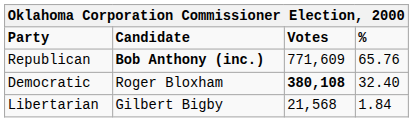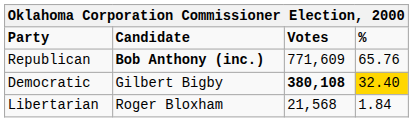(169, 83) Roger Bloxham -> (169, 83) Gilbert Bigby
(379, 83) no background -> (379, 83) gold background
(169, 106) Gilbert Bigby -> (169, 106) Roger Bloxham
